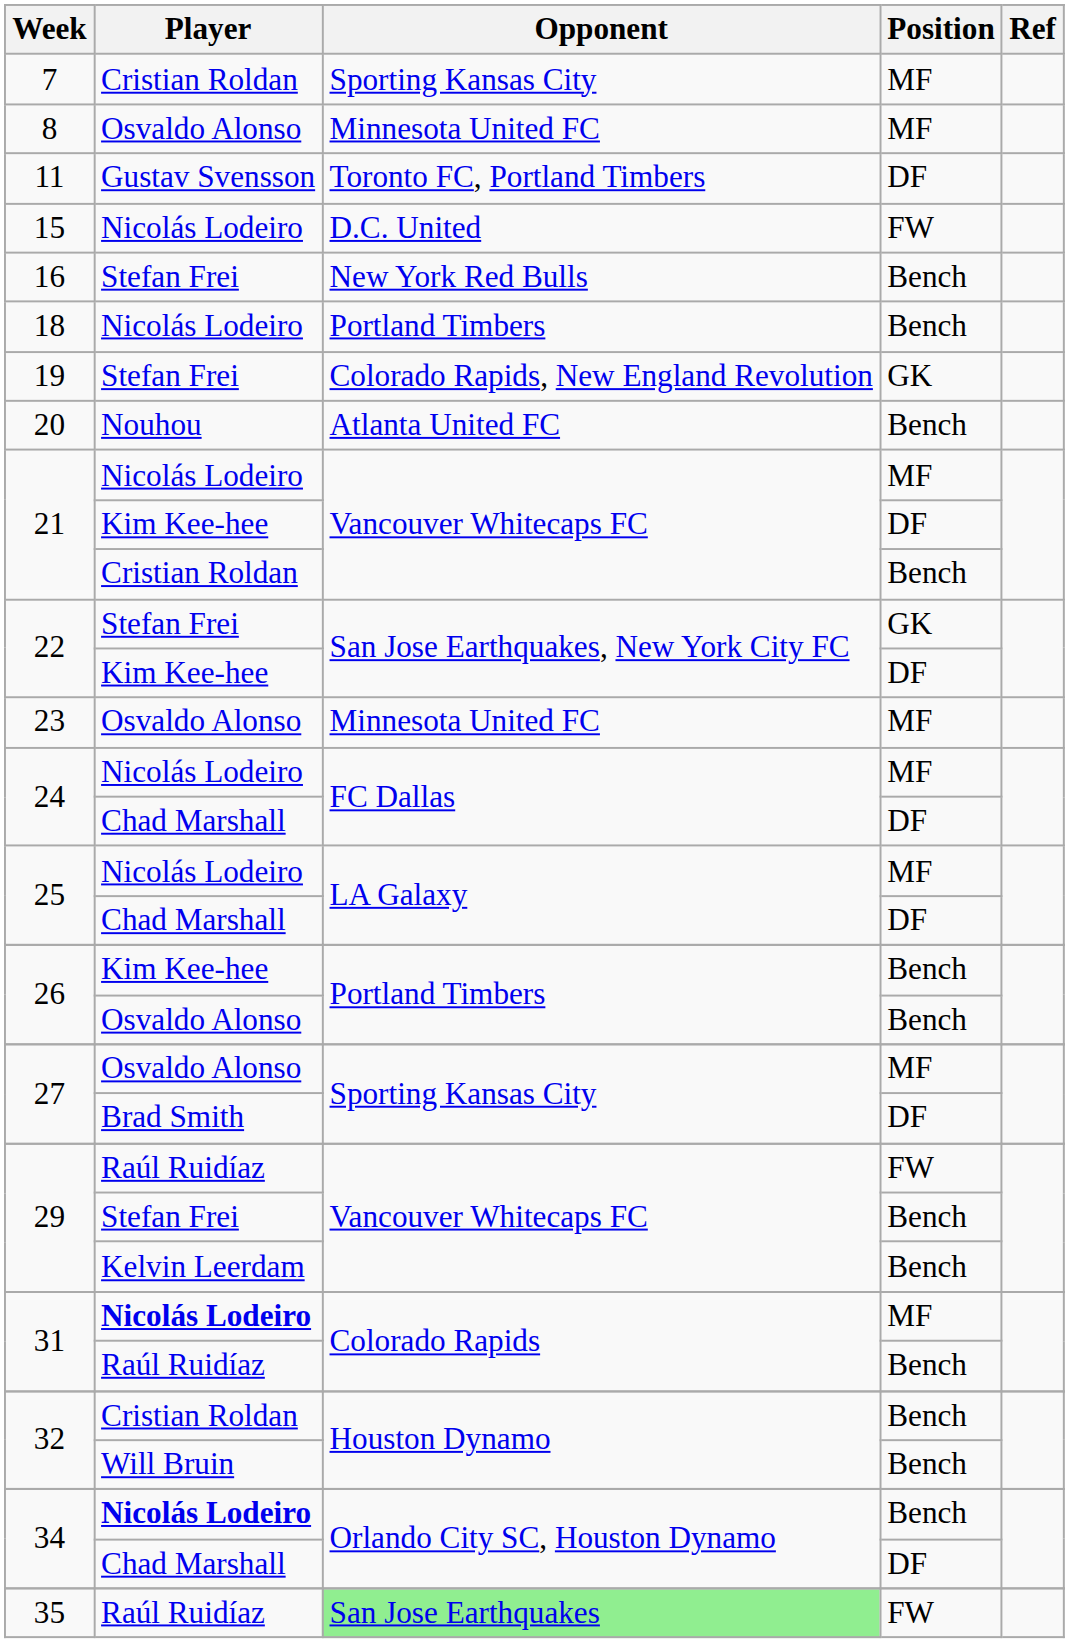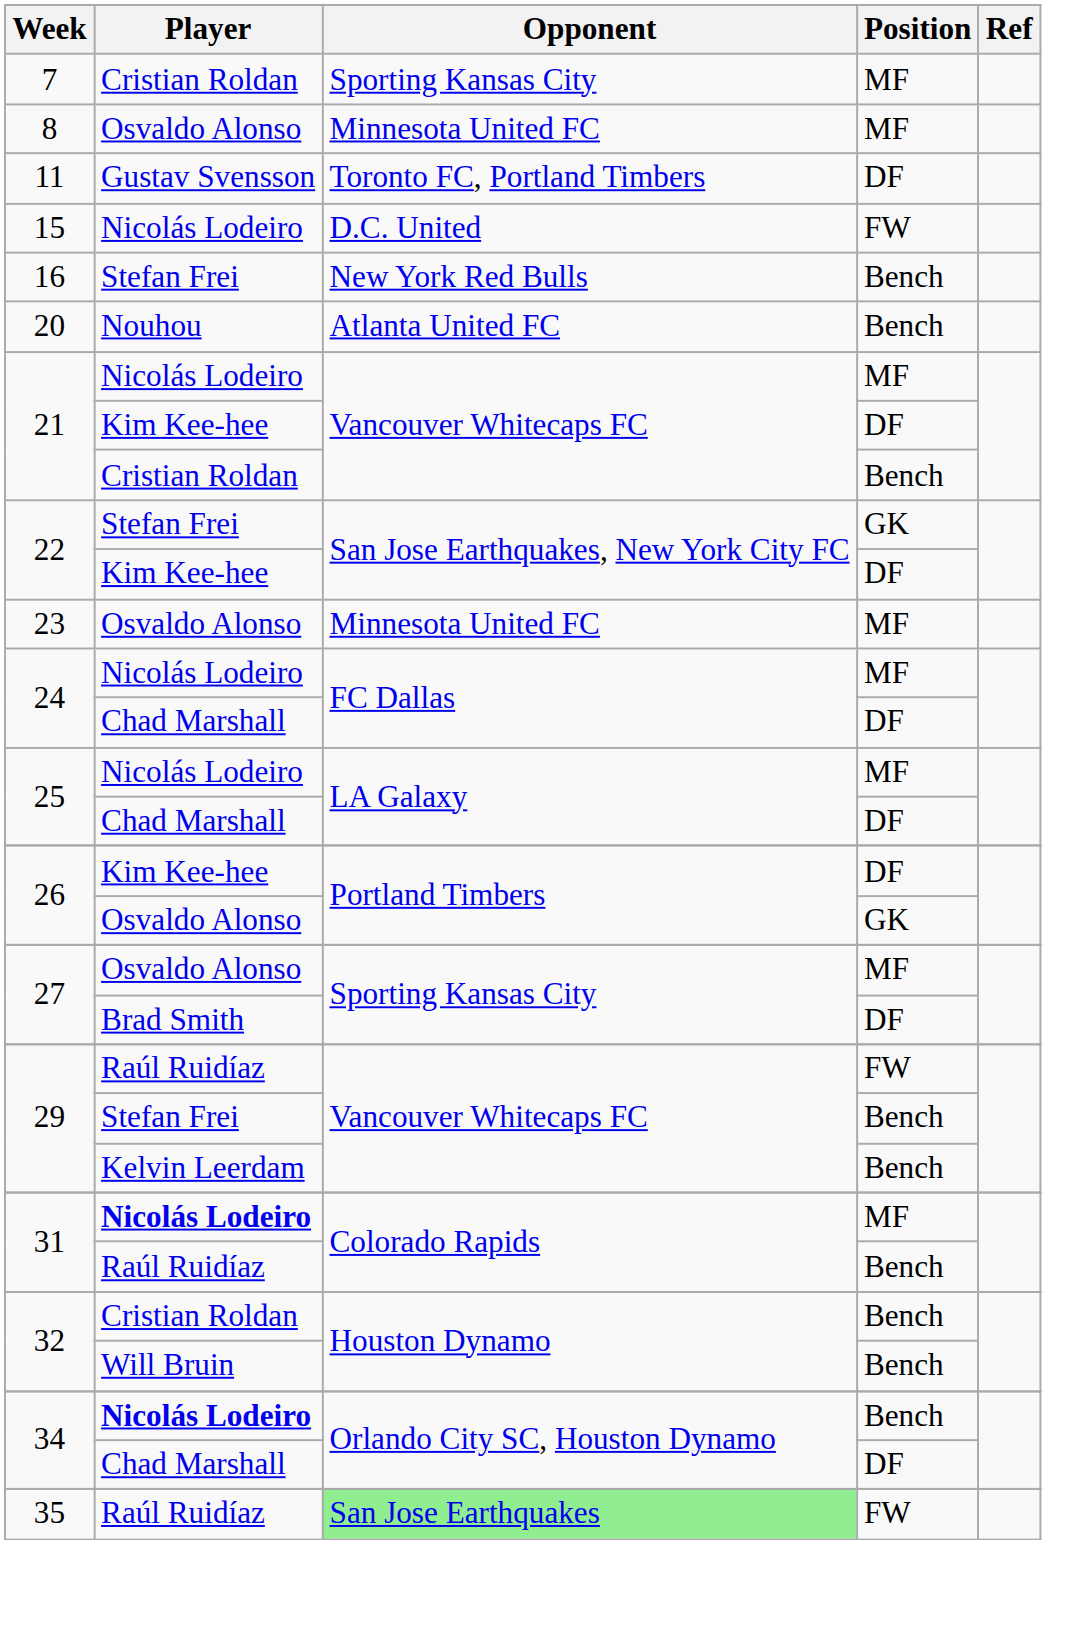- row: (49, 326)
- row: (49, 375)
(927, 969) Bench -> (884, 870) DF
(927, 1018) Bench -> (886, 919) GK
